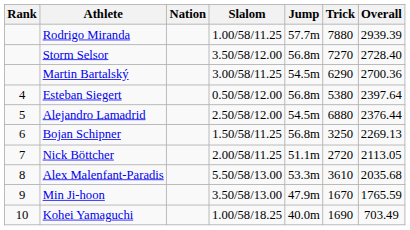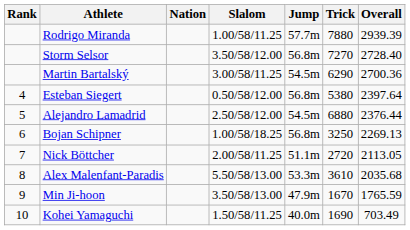(247, 134) 1.50/58/11.25 -> (247, 134) 1.00/58/18.25
(247, 214) 1.00/58/18.25 -> (247, 214) 1.50/58/11.25
